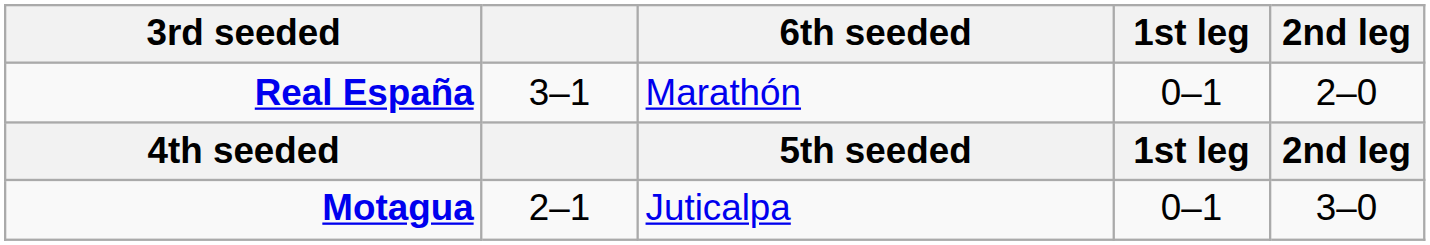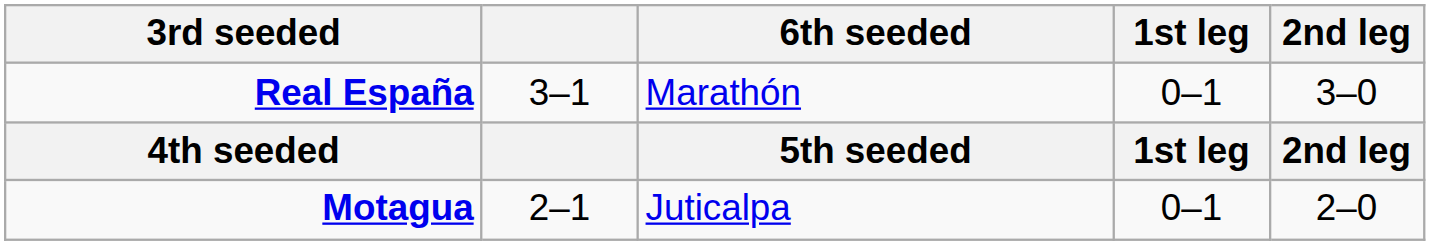(1346, 92) 2–0 -> (1346, 92) 3–0
(1346, 208) 3–0 -> (1346, 208) 2–0
